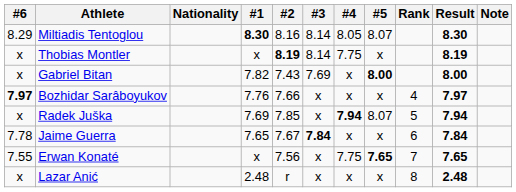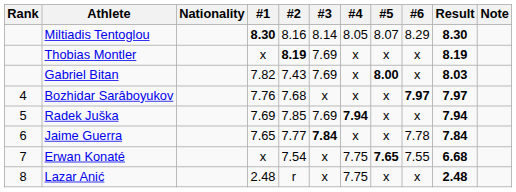columns swapped: (414, 14) <-> (20, 14)
(318, 55) 8.14 -> (325, 55) 7.69
(349, 55) 7.75 -> (355, 55) x
(455, 75) 8.00 -> (455, 75) 8.03
(287, 95) 7.66 -> (294, 95) 7.68
(318, 116) x -> (325, 116) 7.69
(380, 116) 8.07 -> (386, 116) x
(287, 136) 7.67 -> (294, 136) 7.77
(287, 156) 7.56 -> (294, 156) 7.54
(455, 156) 7.65 -> (455, 156) 6.68
(349, 177) x -> (355, 177) 7.75
